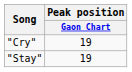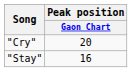(86, 42) 19 -> (86, 42) 20
(86, 59) 19 -> (86, 59) 16
